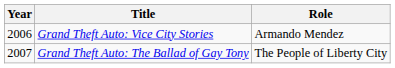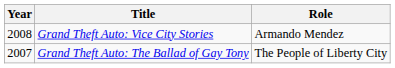(20, 33) 2006 -> (20, 33) 2008
